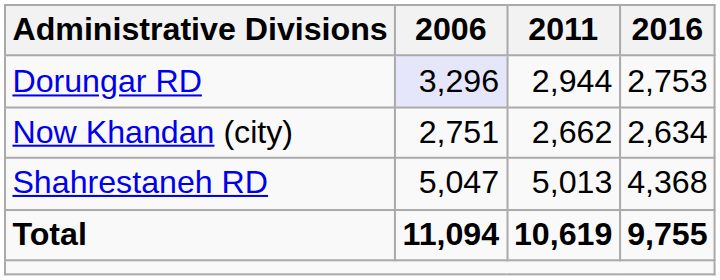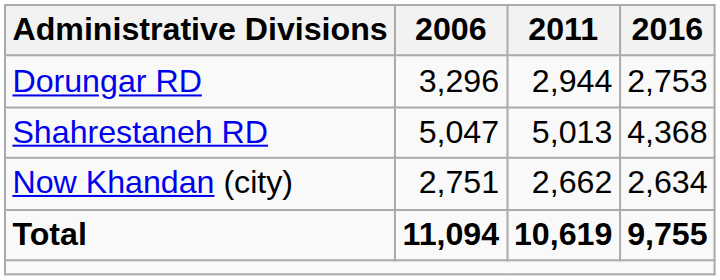(459, 81) lavender background -> (459, 81) no background
rows swapped: (140, 183) <-> (153, 132)
